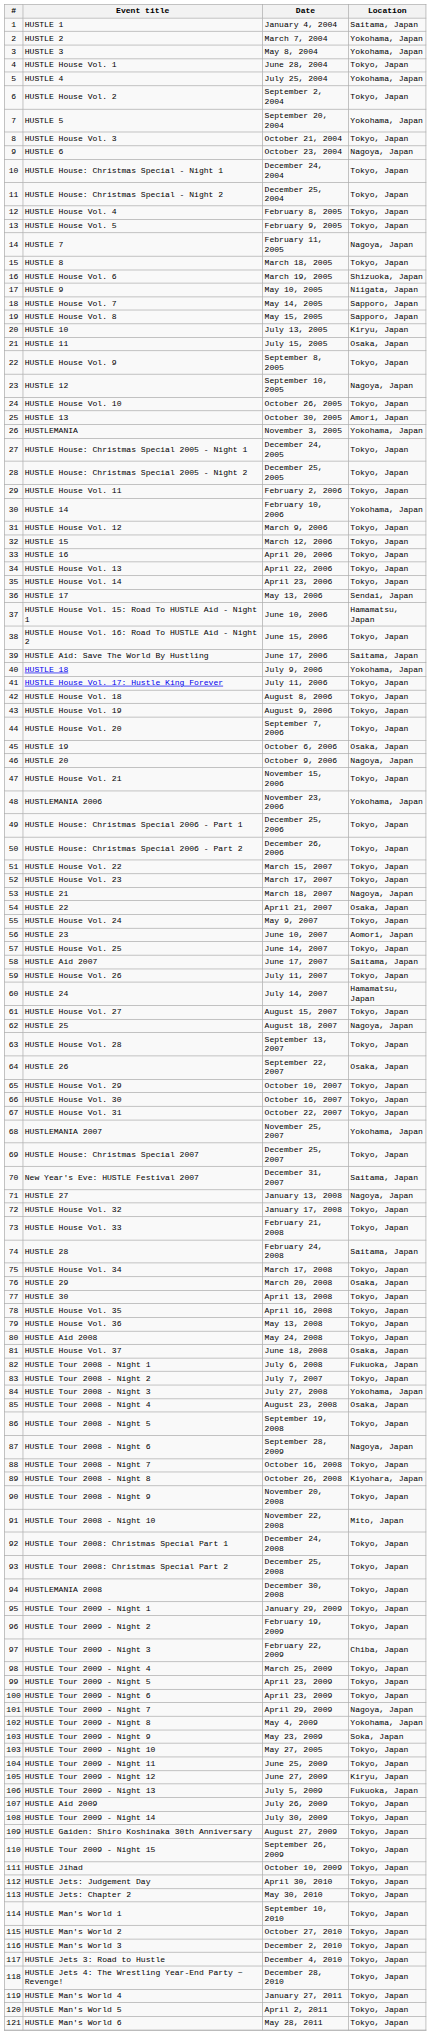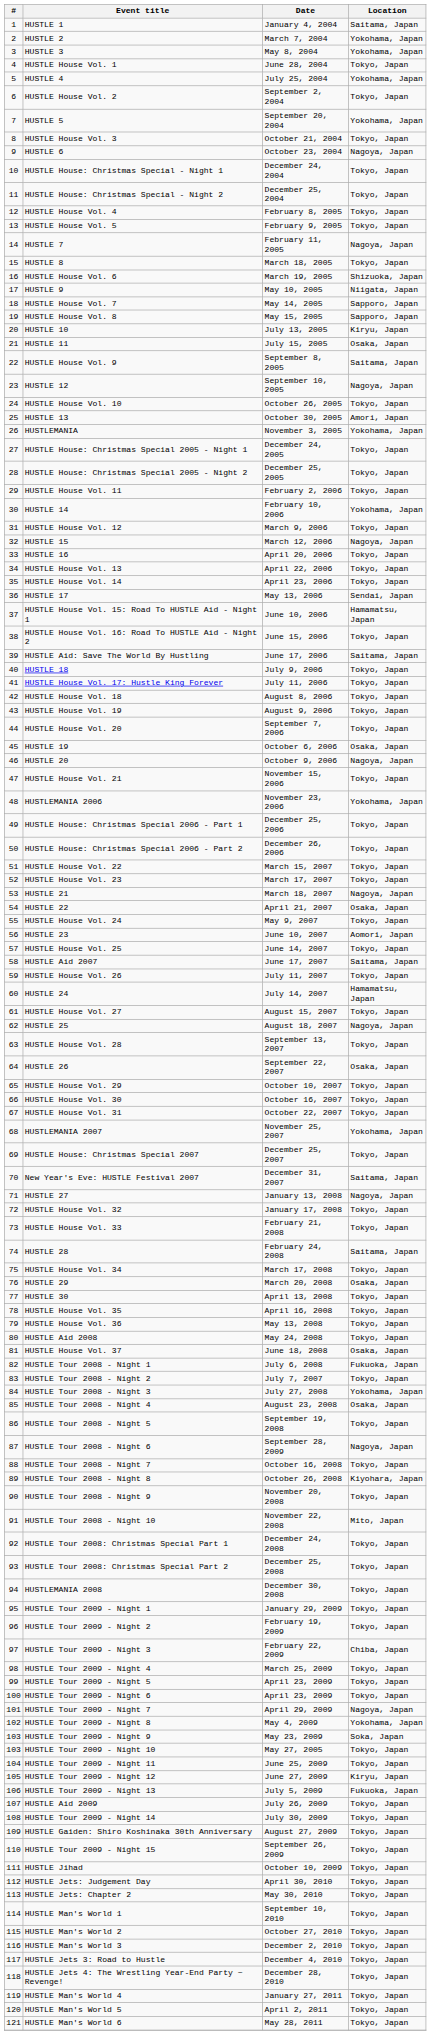(379, 362) Tokyo, Japan -> (384, 362) Saitama, Japan
(379, 541) Tokyo, Japan -> (382, 541) Nagoya, Japan
(387, 669) Yokohama, Japan -> (379, 669) Tokyo, Japan
